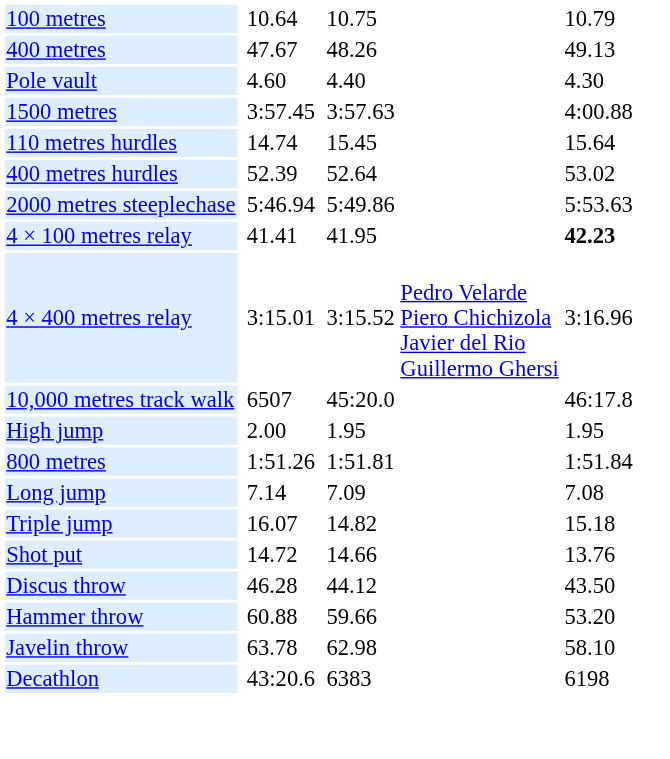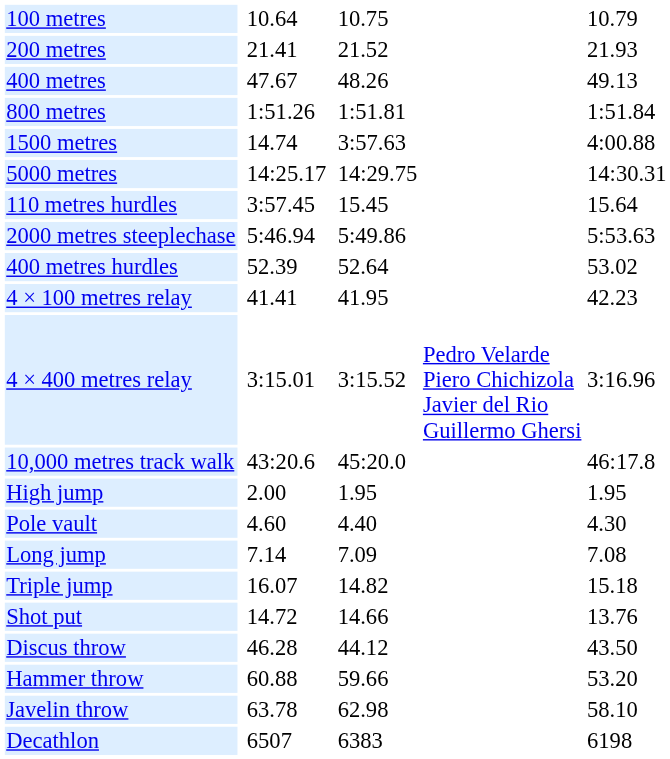+ row: (56, 49)
rows swapped: (56, 461) <-> (52, 80)
(281, 111) 3:57.45 -> (272, 142) 14.74
+ row: (62, 173)
(272, 142) 14.74 -> (281, 204) 3:57.45
rows swapped: (92, 173) <-> (121, 204)
(590, 235) bold -> (612, 297) normal
(269, 399) 6507 -> (281, 461) 43:20.6
(281, 678) 43:20.6 -> (269, 740) 6507
